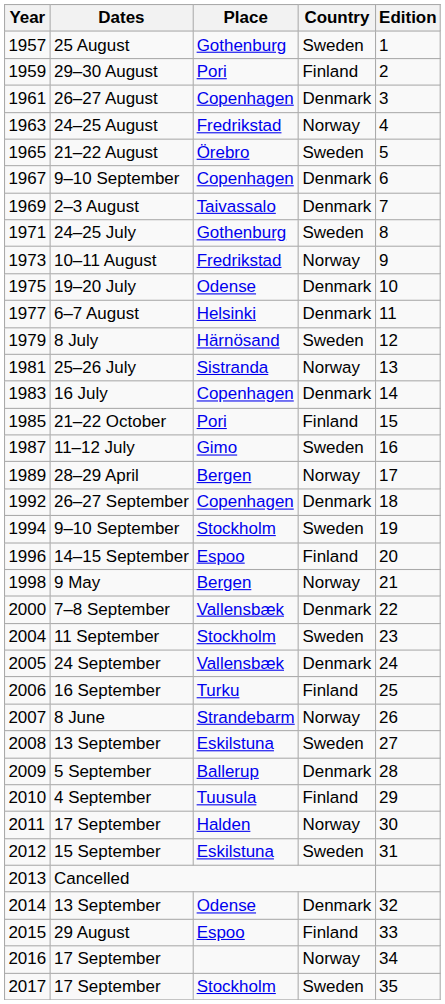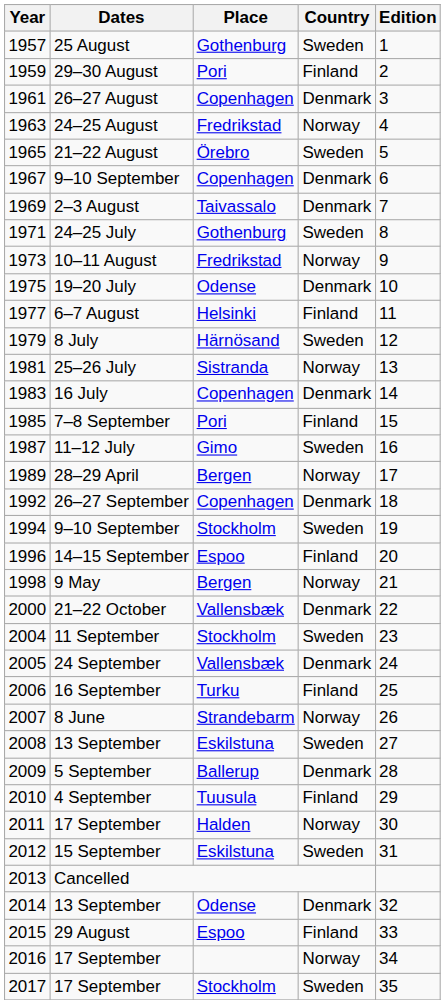(337, 313) Denmark -> (330, 313) Finland
(110, 421) 21–22 October -> (112, 421) 7–8 September
(112, 609) 7–8 September -> (110, 609) 21–22 October
